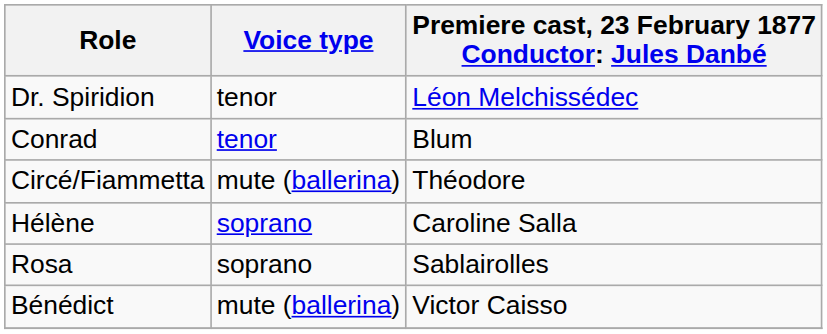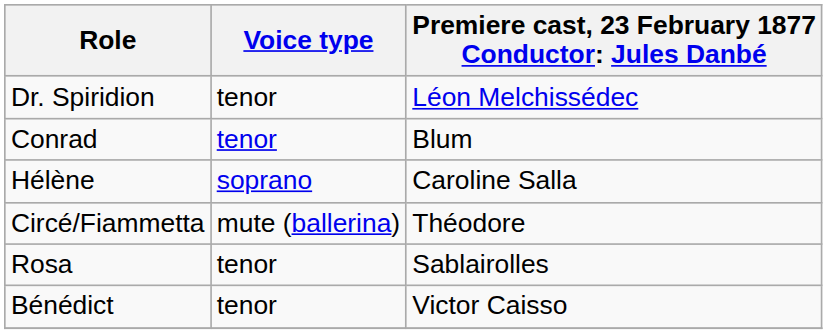rows swapped: (108, 180) <-> (53, 222)
(264, 264) soprano -> (247, 264) tenor
(308, 306) mute (ballerina) -> (247, 306) tenor
